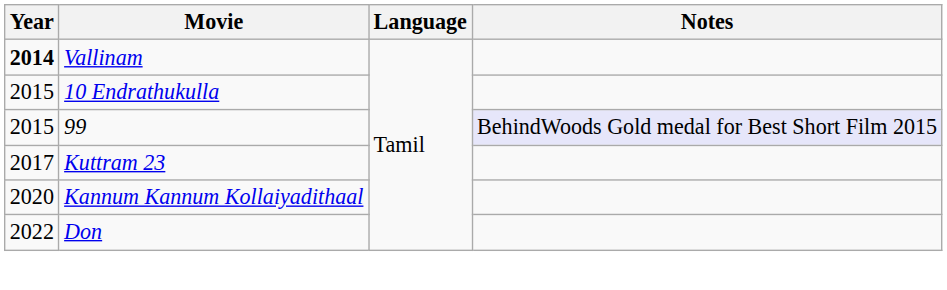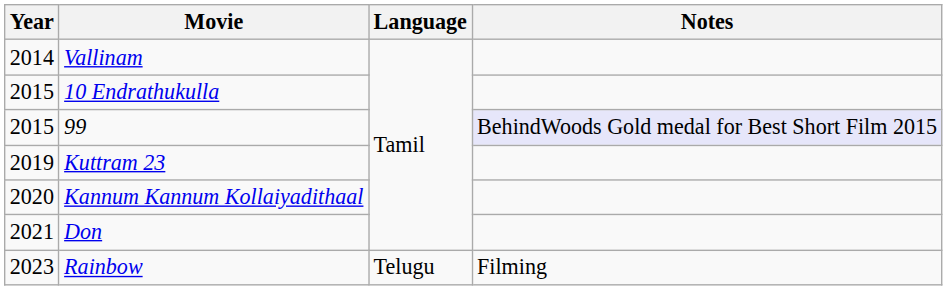(32, 57) bold -> (32, 57) normal
(32, 162) 2017 -> (32, 162) 2019
(32, 232) 2022 -> (32, 232) 2021
+ row: (103, 267)
